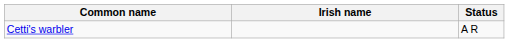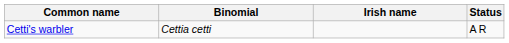+ column: (236, 12)
